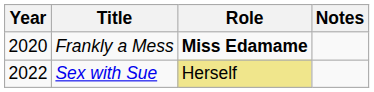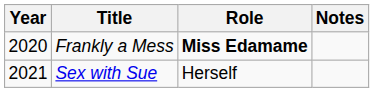(28, 73) 2022 -> (28, 73) 2021
(209, 73) khaki background -> (209, 73) no background
